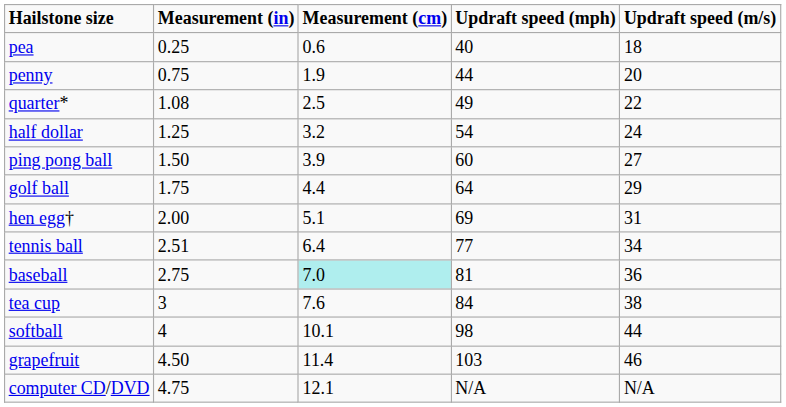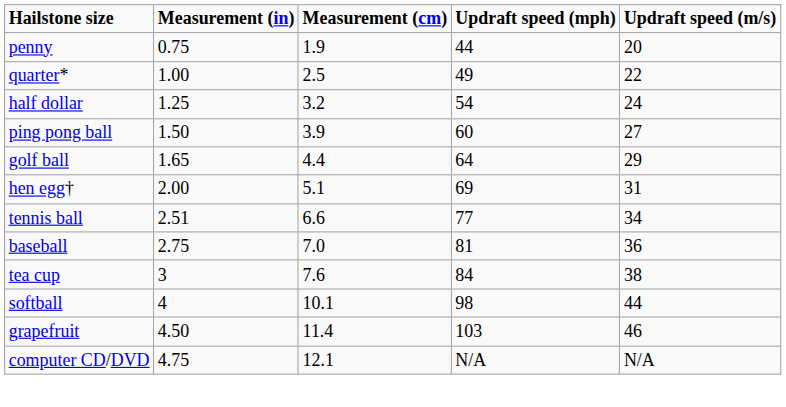- row: (21, 47)
(174, 103) 1.08 -> (174, 75) 1.00
(174, 189) 1.75 -> (174, 160) 1.65
(314, 246) 6.4 -> (314, 217) 6.6
(314, 274) paleturquoise background -> (314, 246) no background
